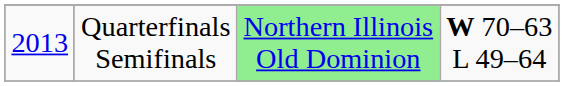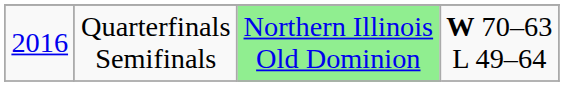(40, 42) 2013 -> (40, 42) 2016
